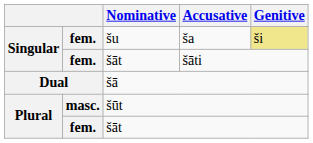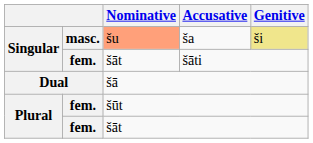(83, 37) fem. -> (83, 37) masc.
(113, 37) no background -> (113, 37) lightsalmon background
(83, 104) masc. -> (83, 104) fem.
